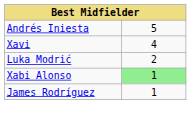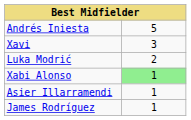(154, 44) 4 -> (154, 44) 3
+ row: (60, 92)
